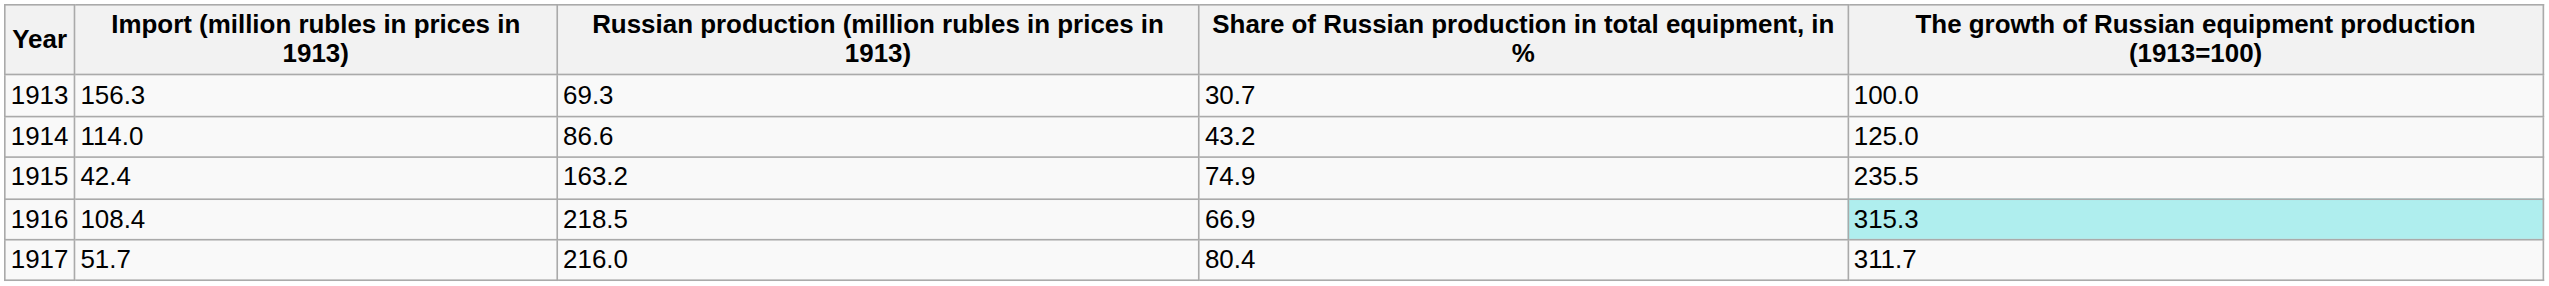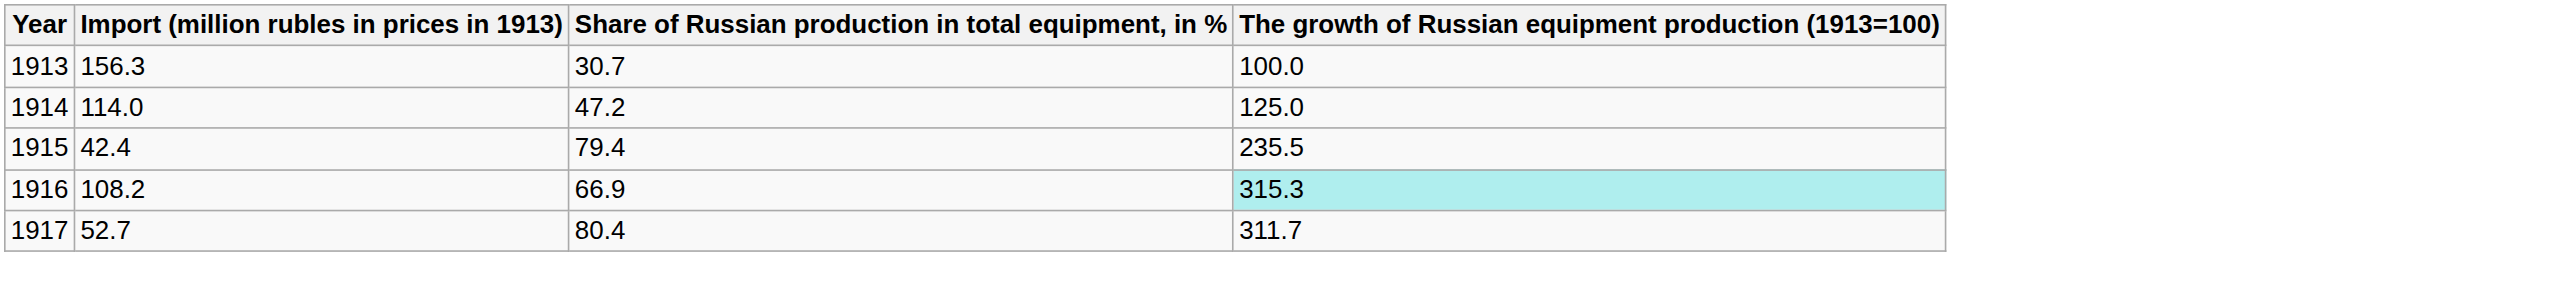- column: (878, 39)
(1230, 136) 43.2 -> (600, 107) 47.2
(1230, 177) 74.9 -> (600, 148) 79.4
(113, 218) 108.4 -> (113, 189) 108.2
(106, 259) 51.7 -> (106, 230) 52.7
